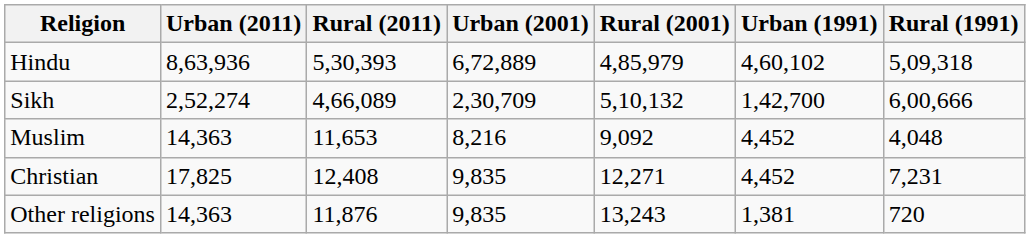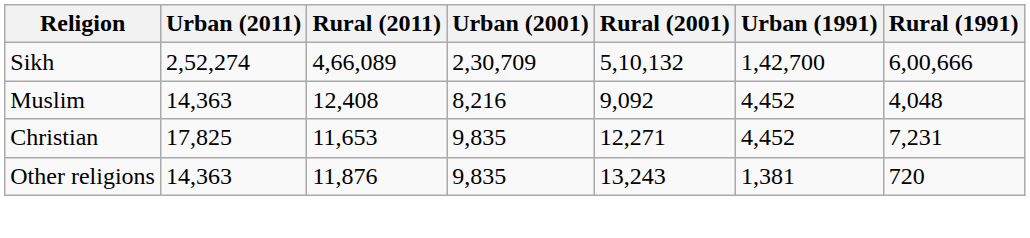- row: (40, 61)
(345, 137) 11,653 -> (345, 99) 12,408
(345, 175) 12,408 -> (345, 137) 11,653
